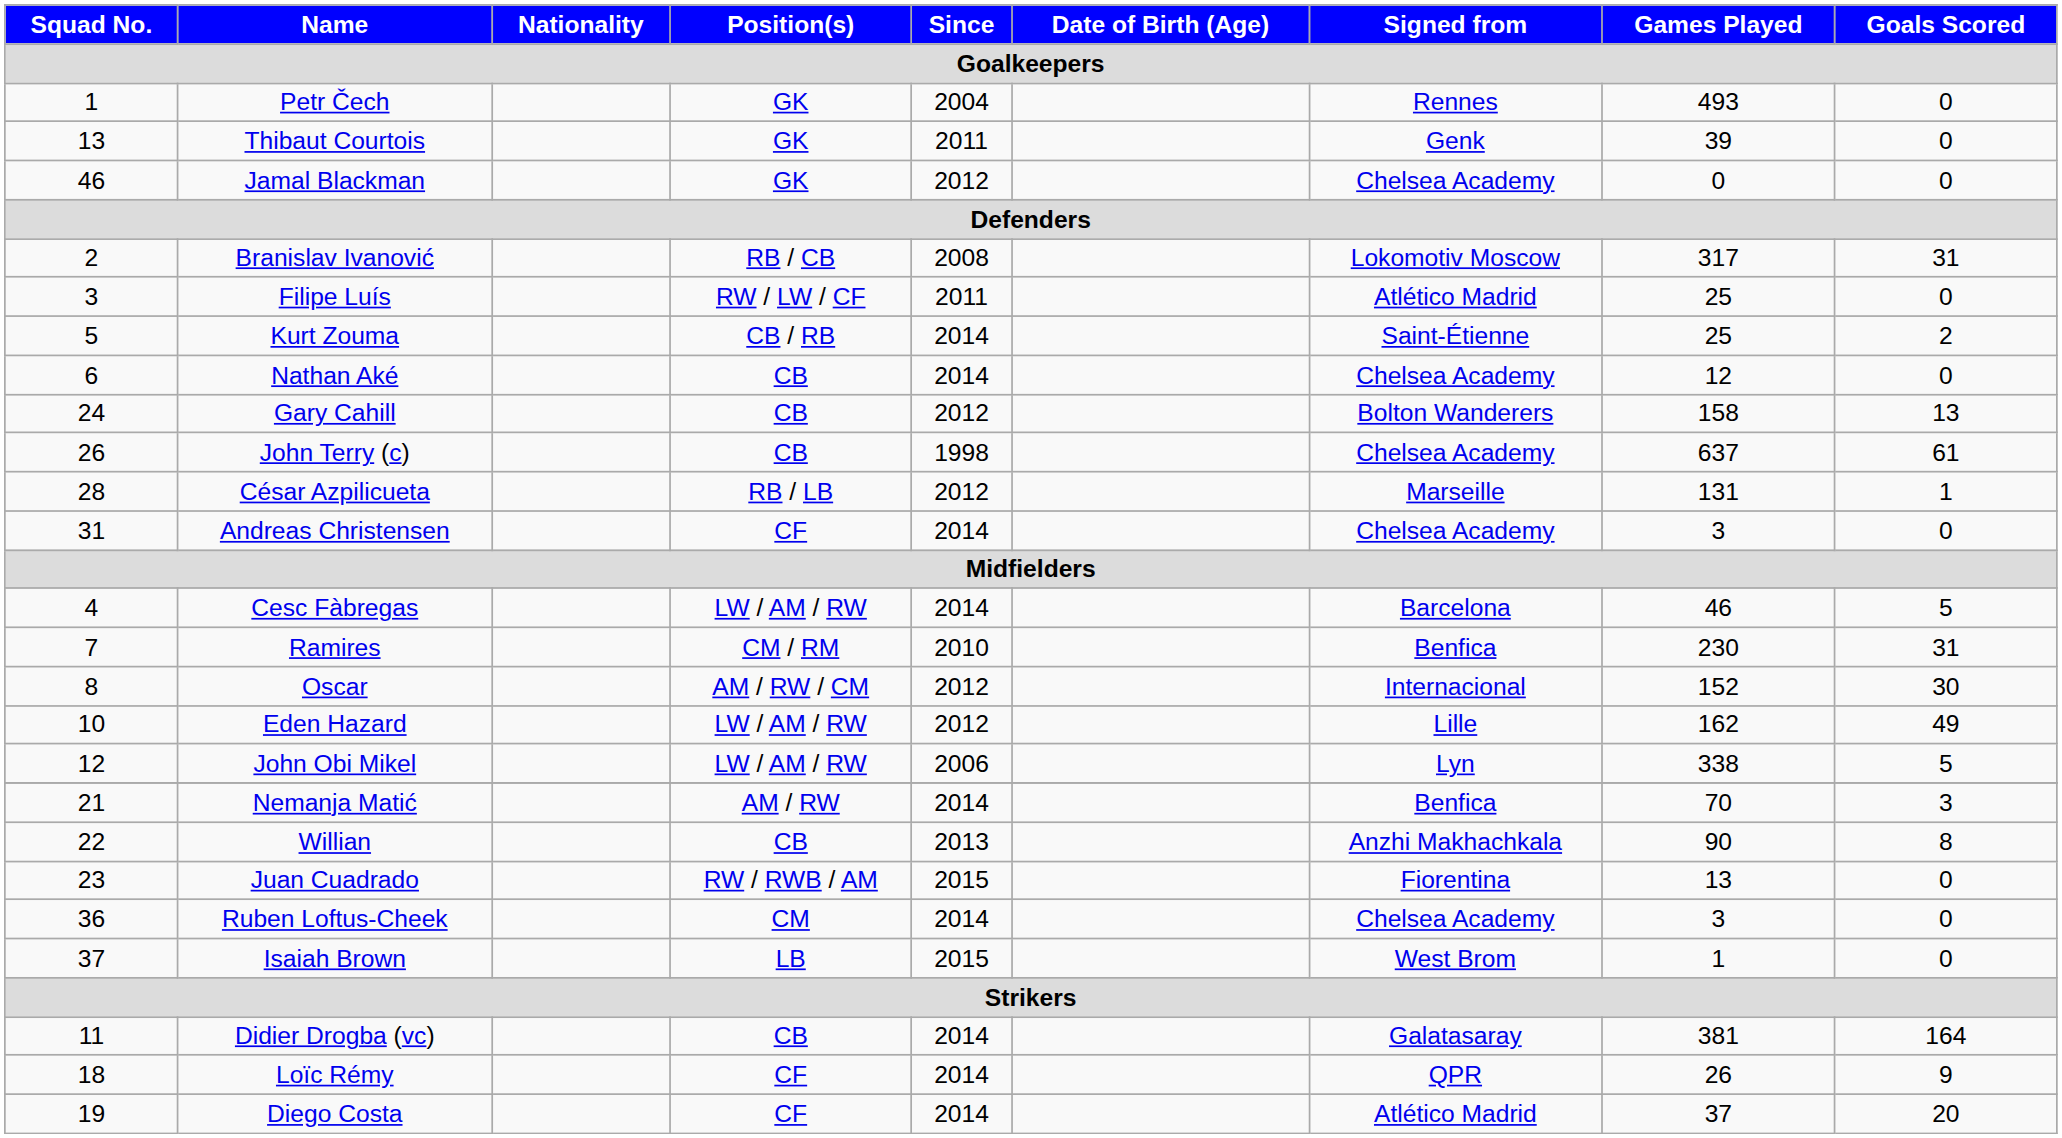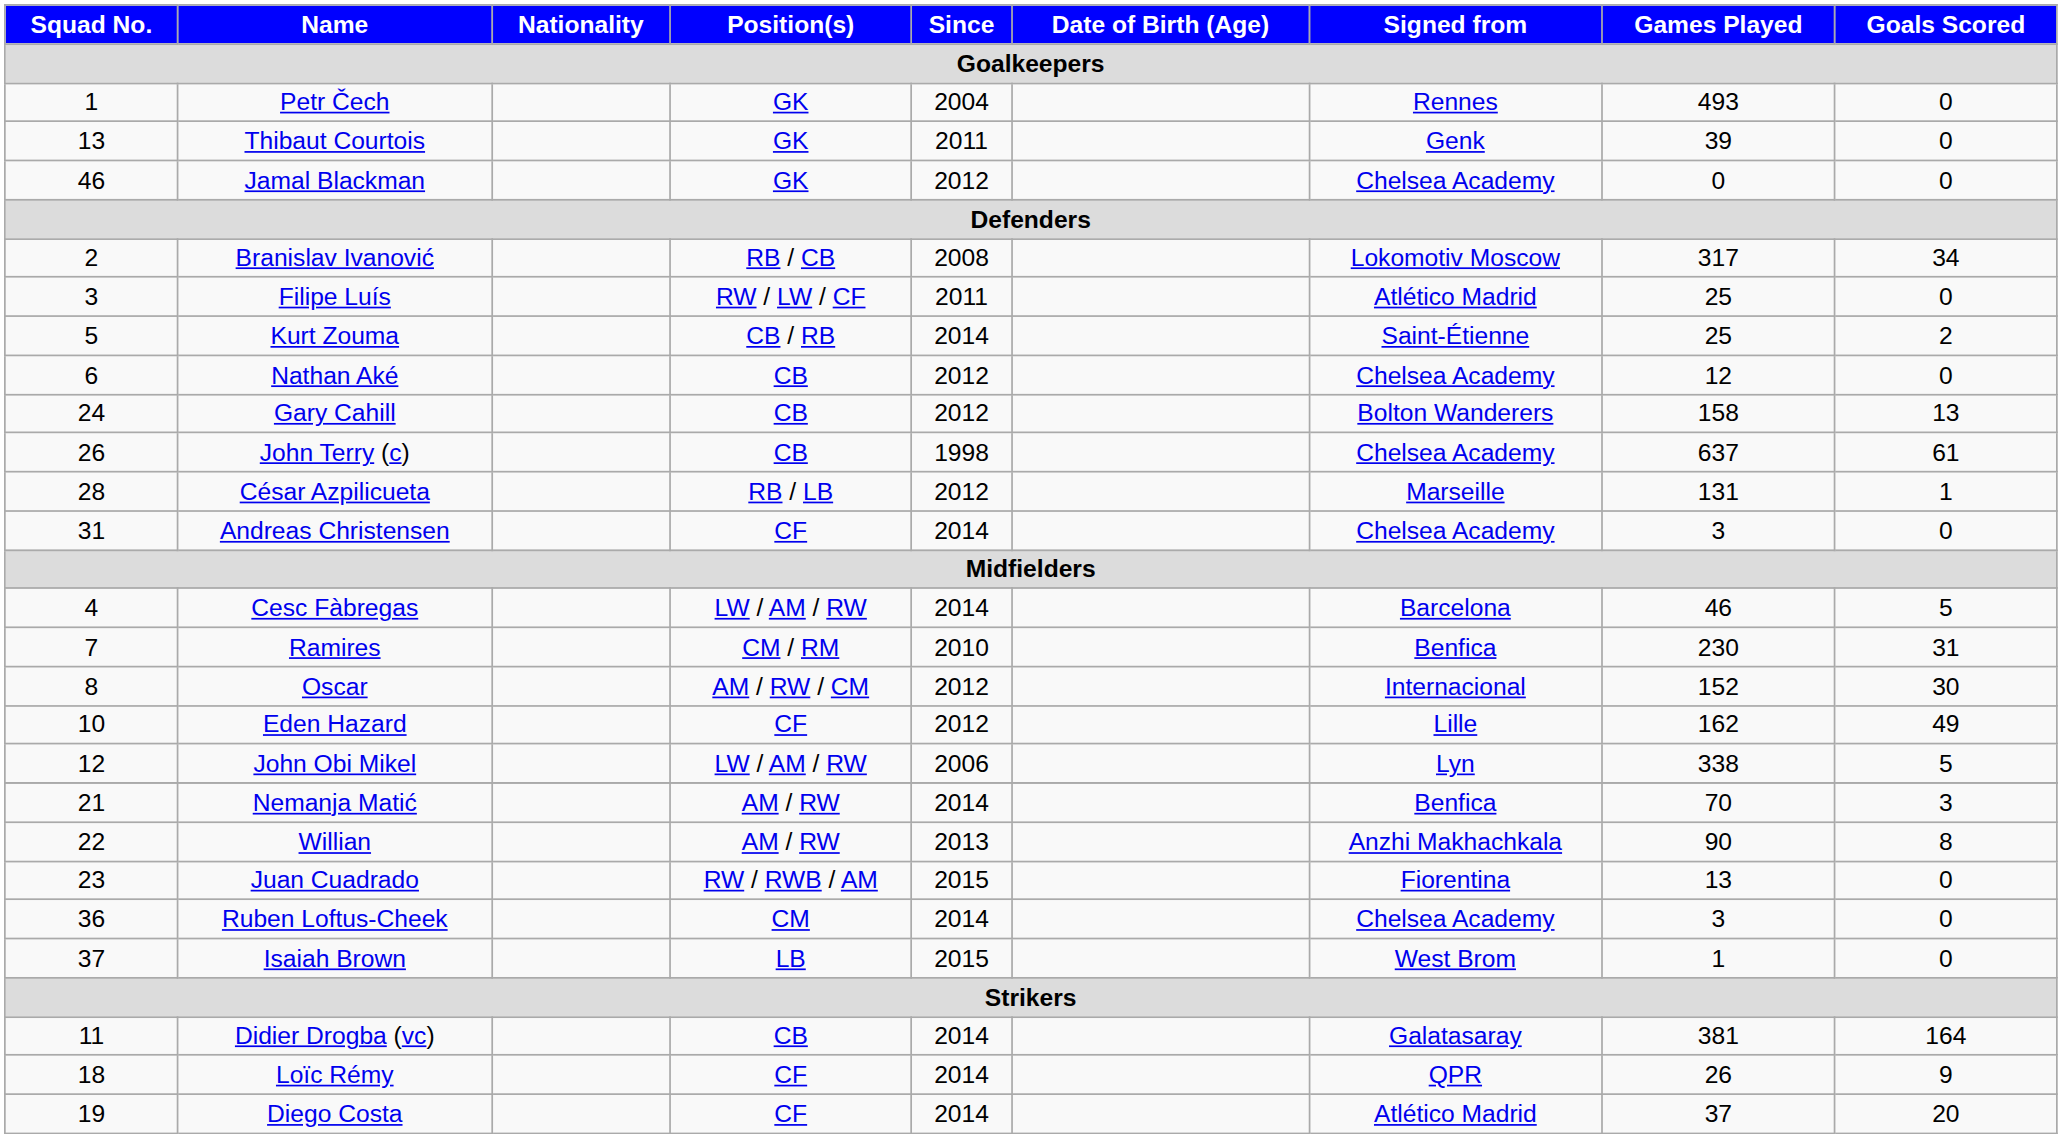(1946, 258) 31 -> (1946, 258) 34
(962, 375) 2014 -> (962, 375) 2012
(791, 725) LW / AM / RW -> (791, 725) CF
(791, 842) CB -> (791, 842) AM / RW
